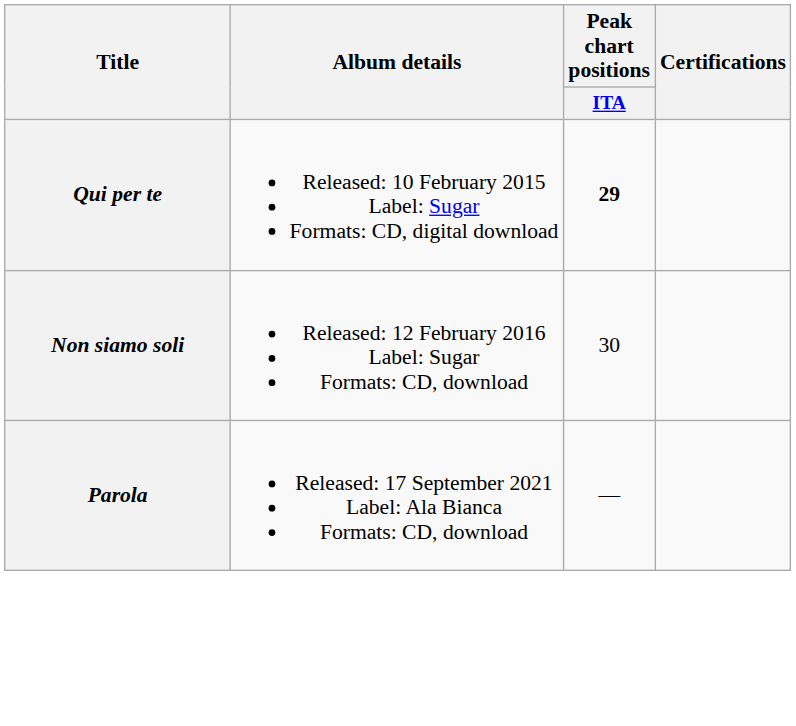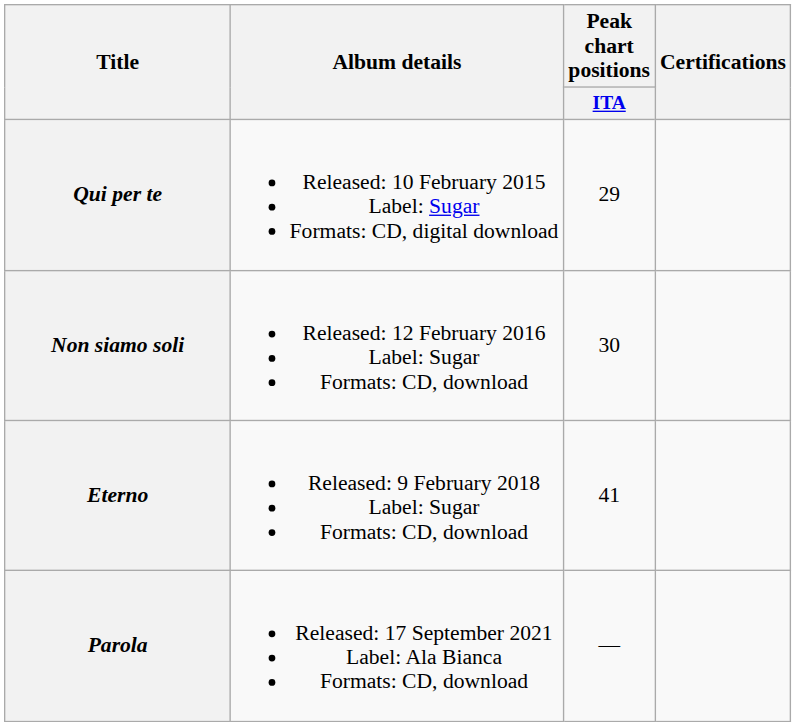(609, 194) bold -> (609, 194) normal
+ row: (118, 495)
